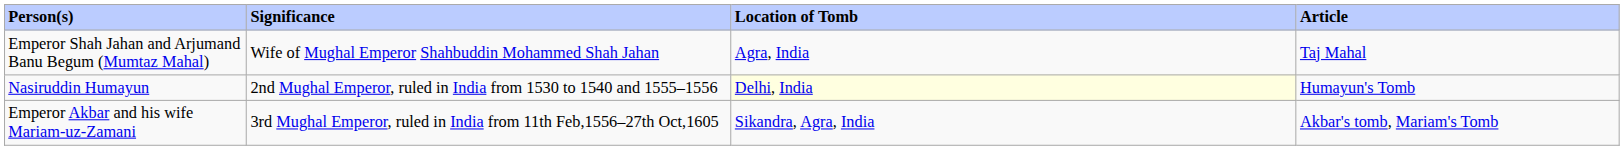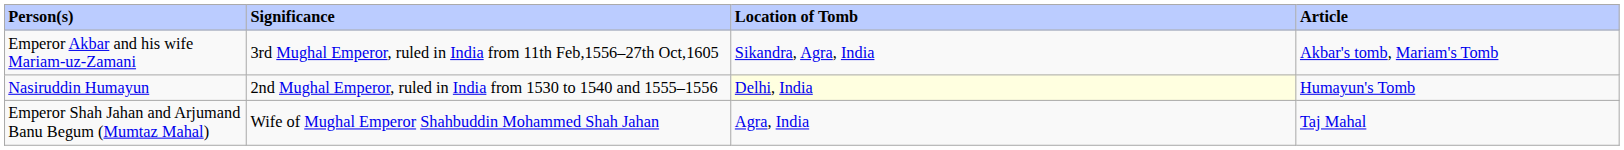rows swapped: (124, 52) <-> (101, 122)
